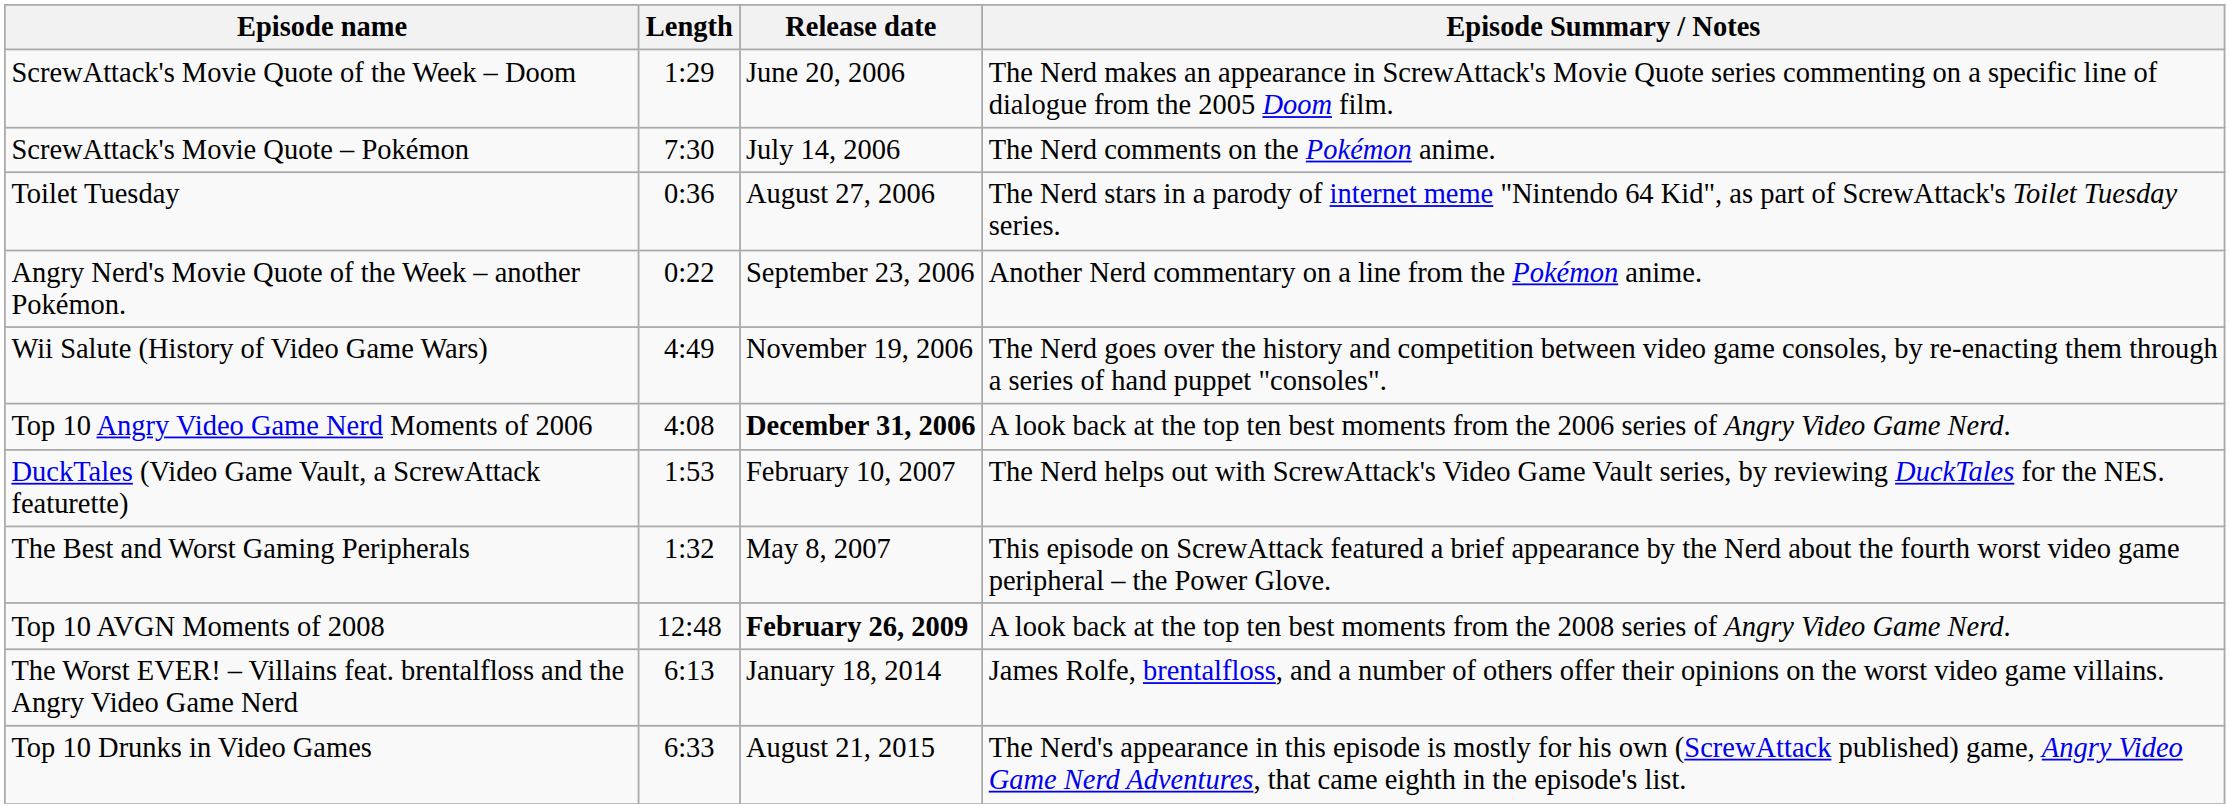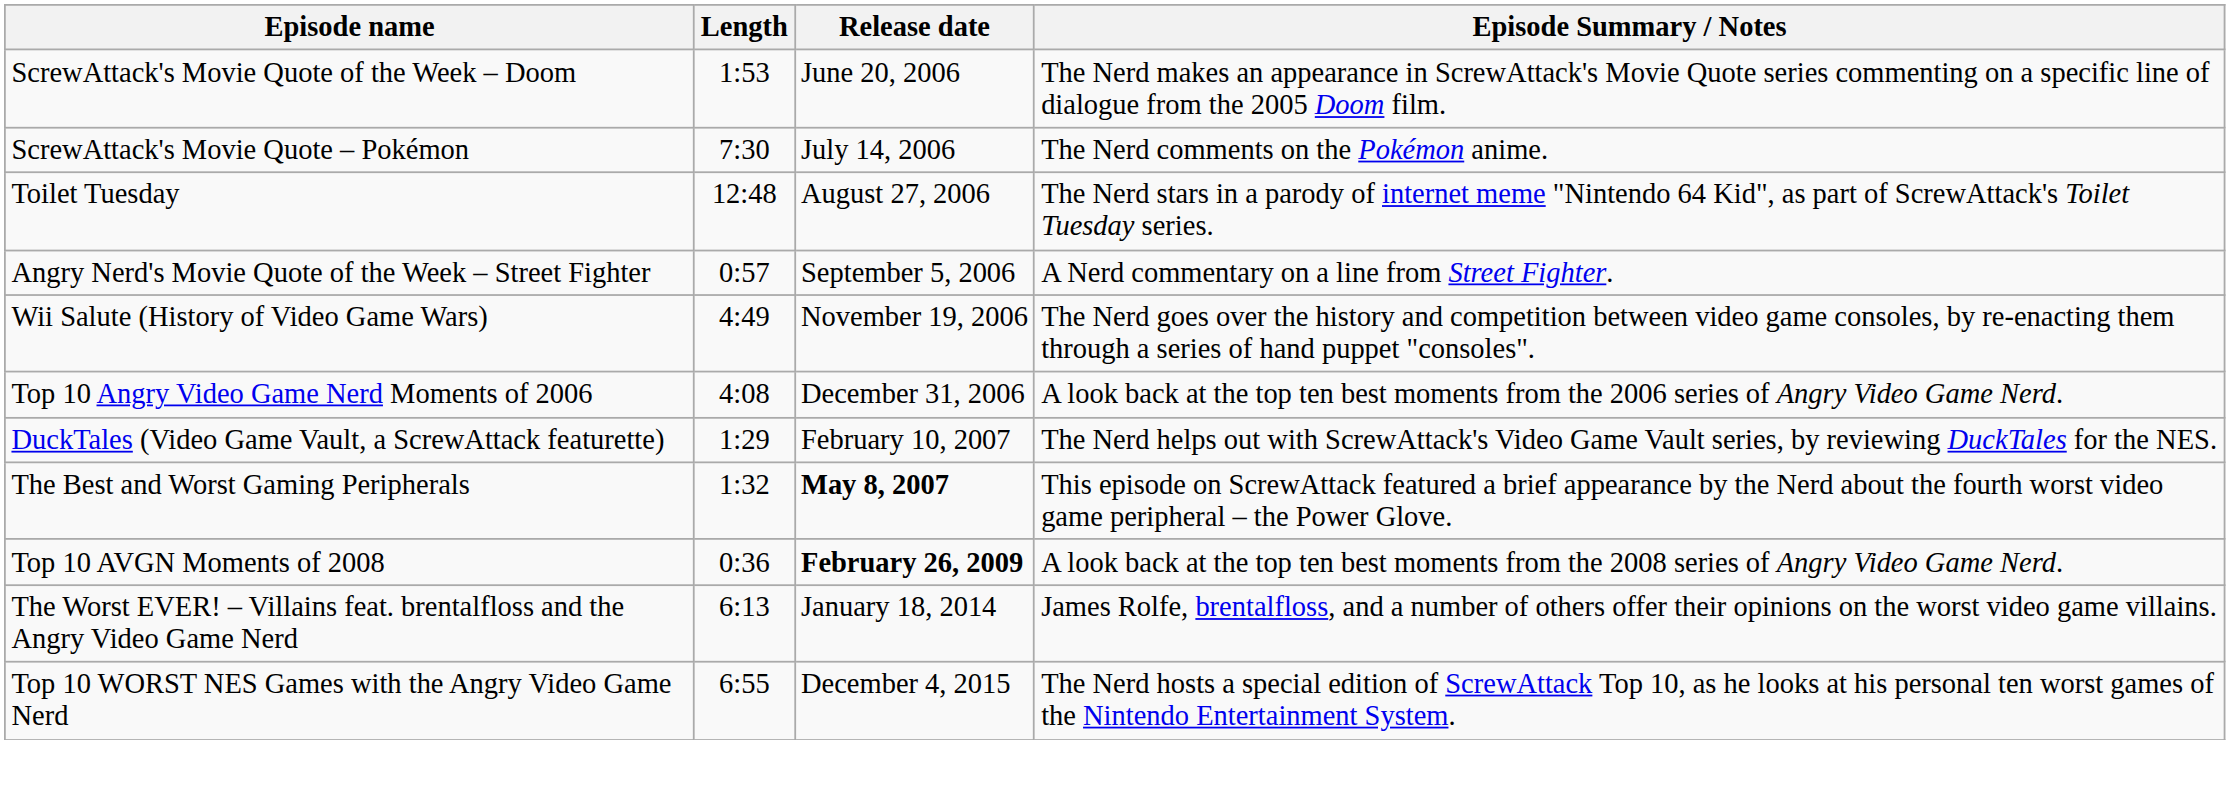(689, 72) 1:29 -> (744, 72) 1:53
(689, 194) 0:36 -> (744, 194) 12:48
+ row: (331, 271)
- row: (296, 287)
(861, 426) bold -> (913, 394) normal
(689, 471) 1:53 -> (744, 439) 1:29
(818, 548) normal -> (875, 484) bold
(689, 625) 12:48 -> (744, 561) 0:36
- row: (192, 748)
+ row: (341, 700)
